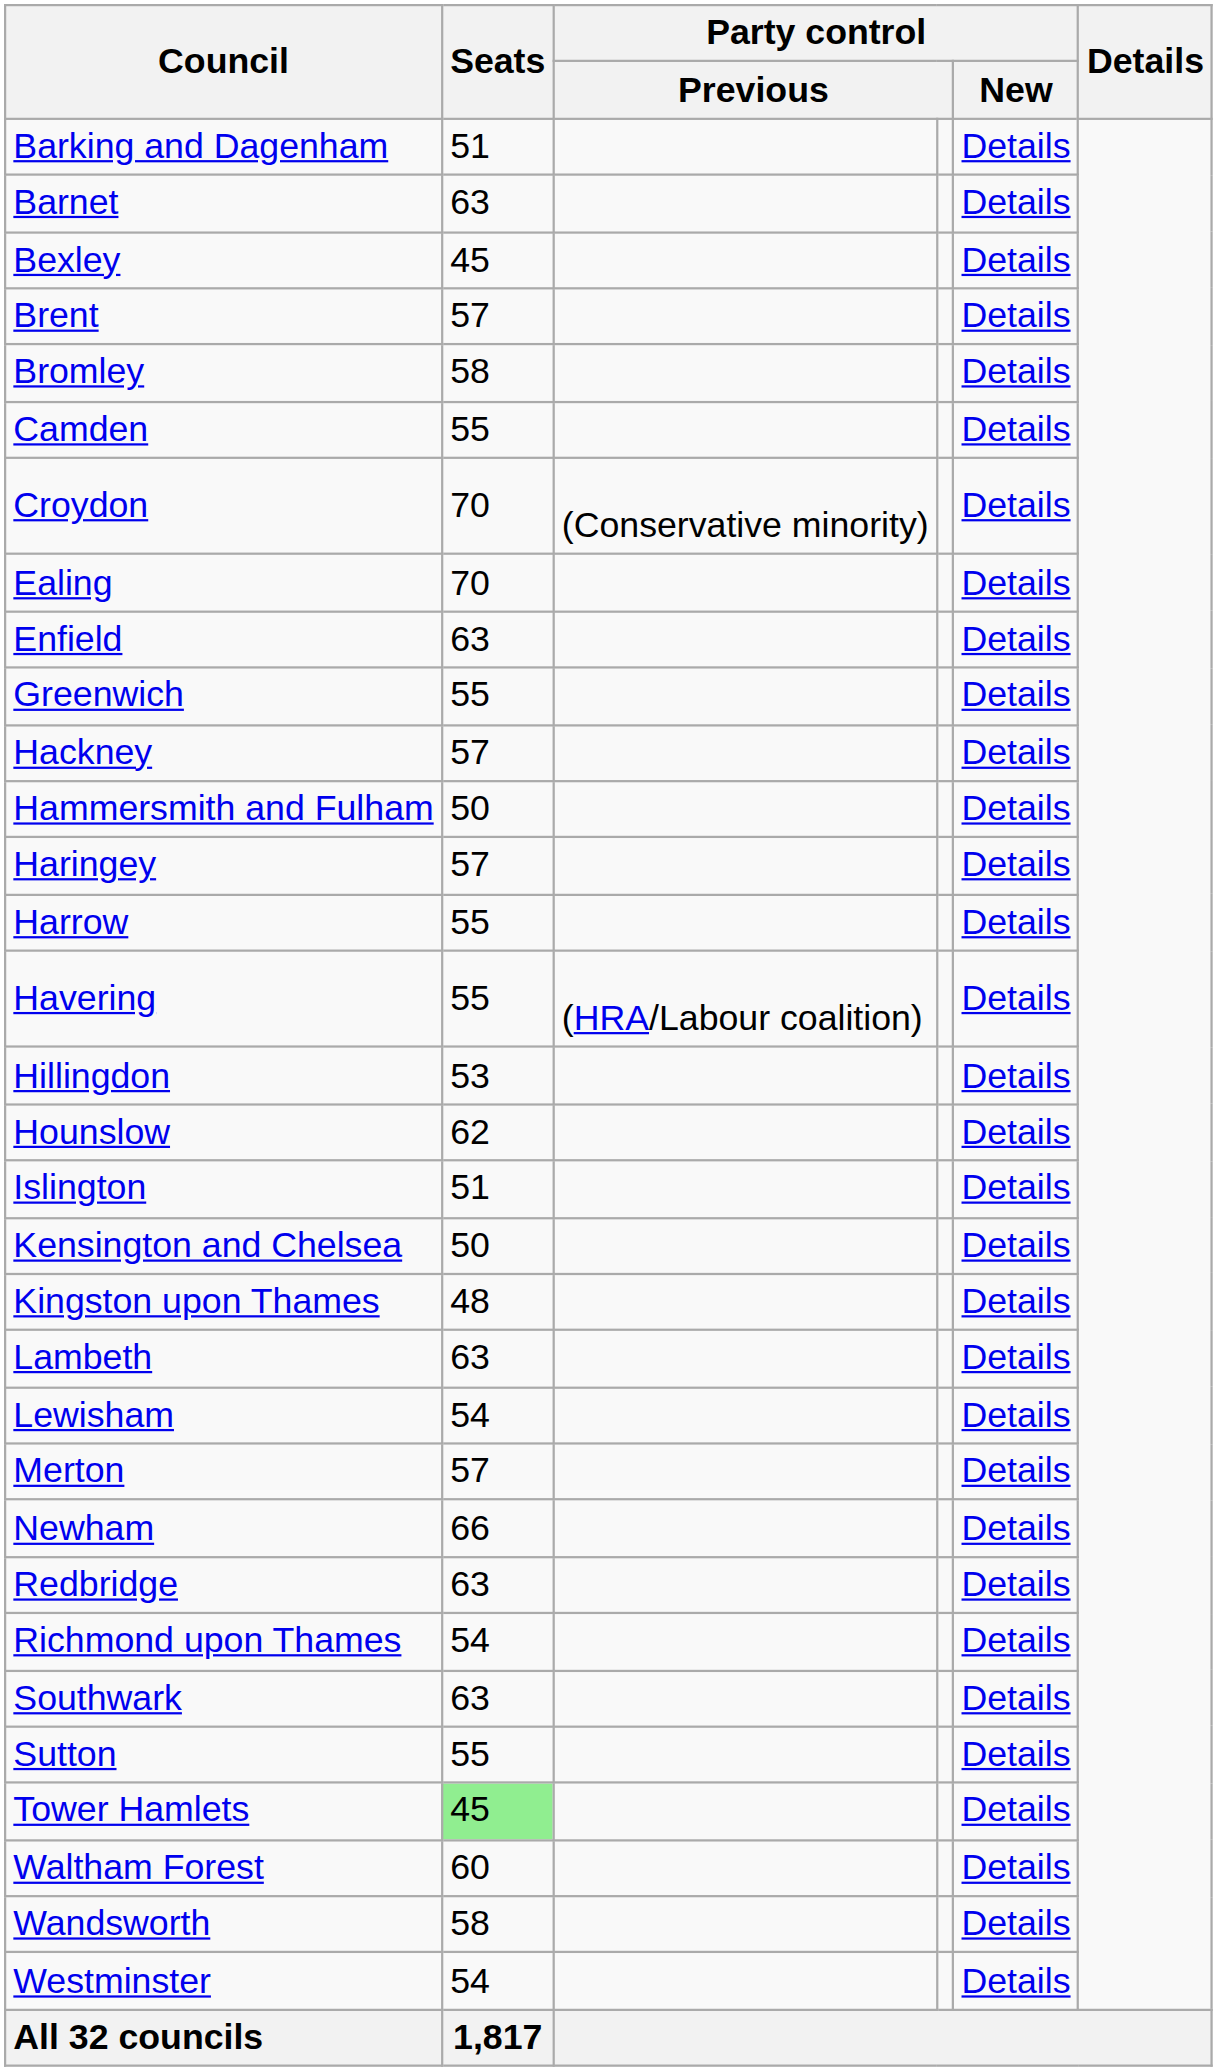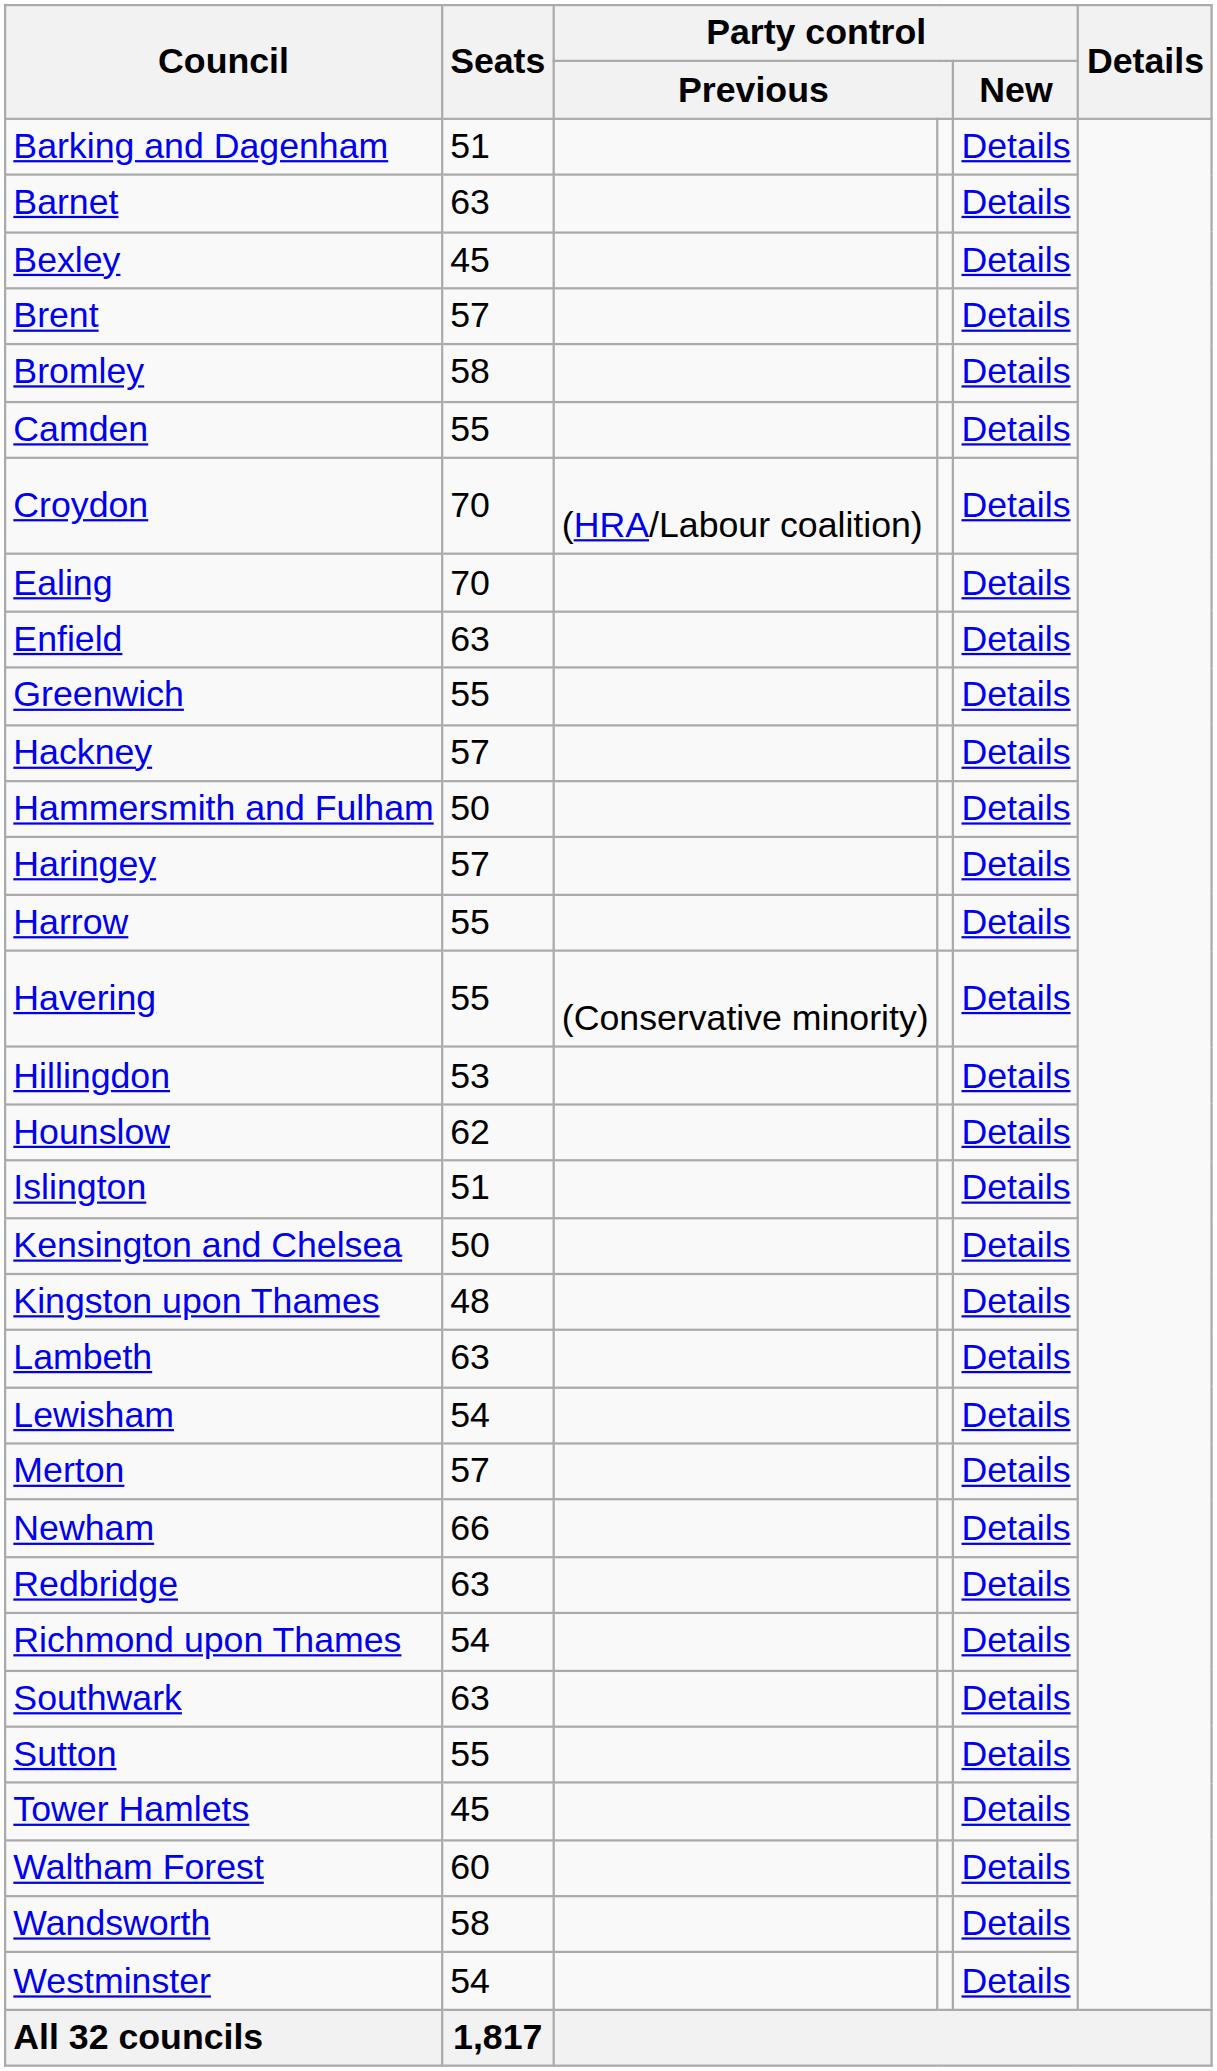(745, 525) (Conservative minority) -> (742, 525) (HRA/Labour coalition)
(742, 1018) (HRA/Labour coalition) -> (745, 1018) (Conservative minority)
(470, 1810) lightgreen background -> (470, 1810) no background
